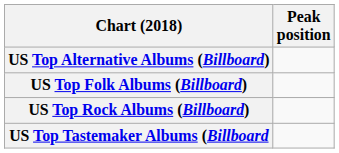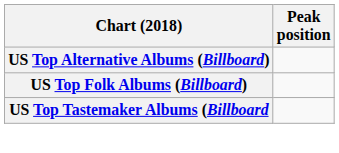- row: (139, 110)
